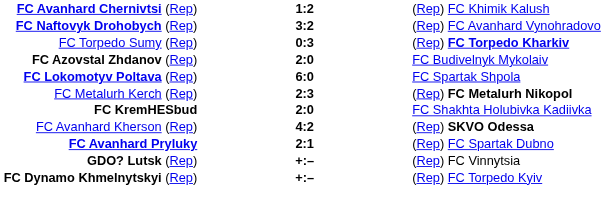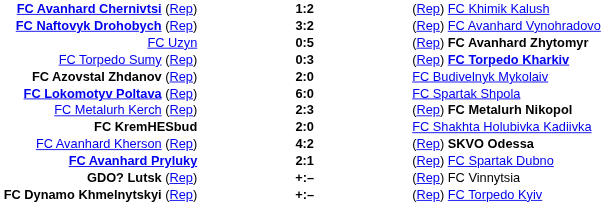+ row: (172, 42)
